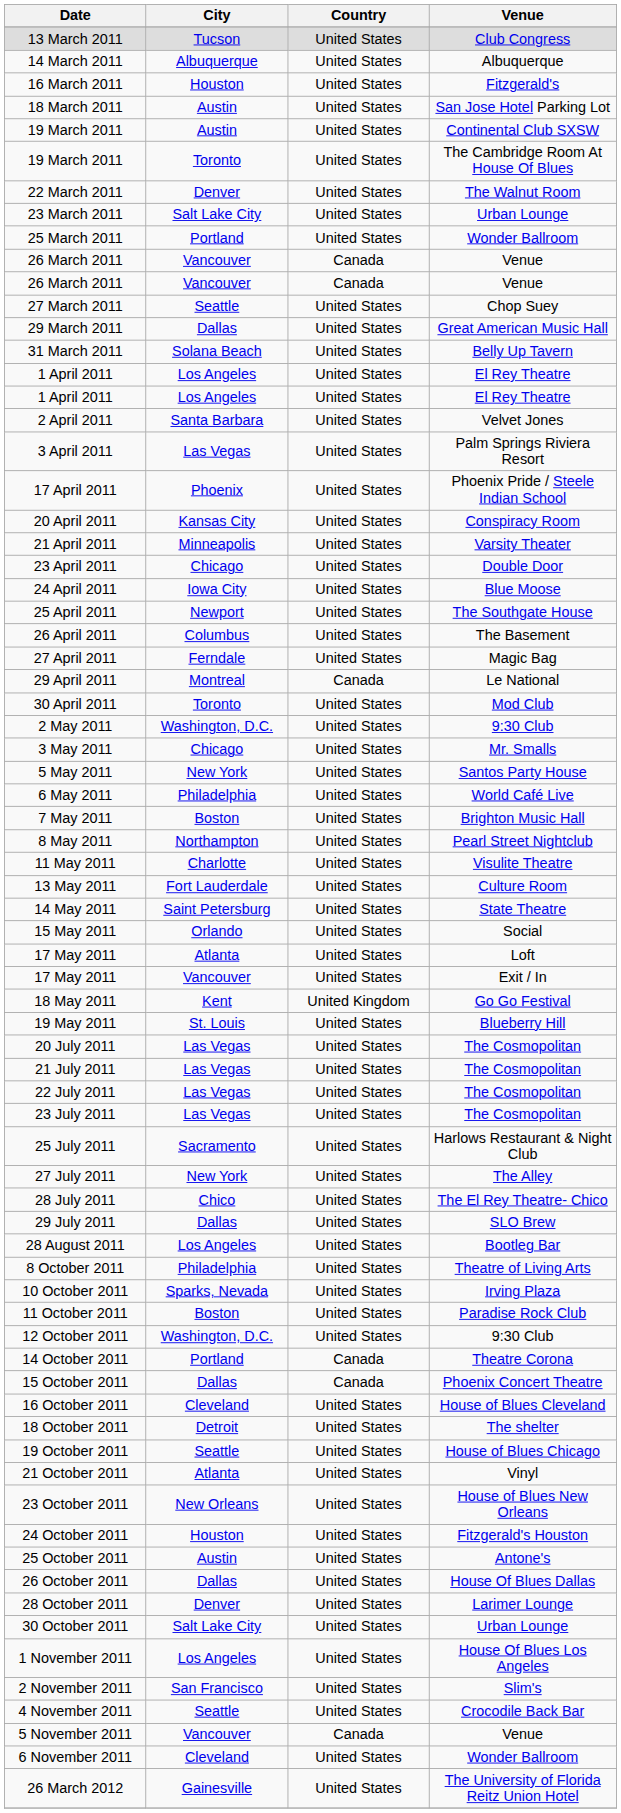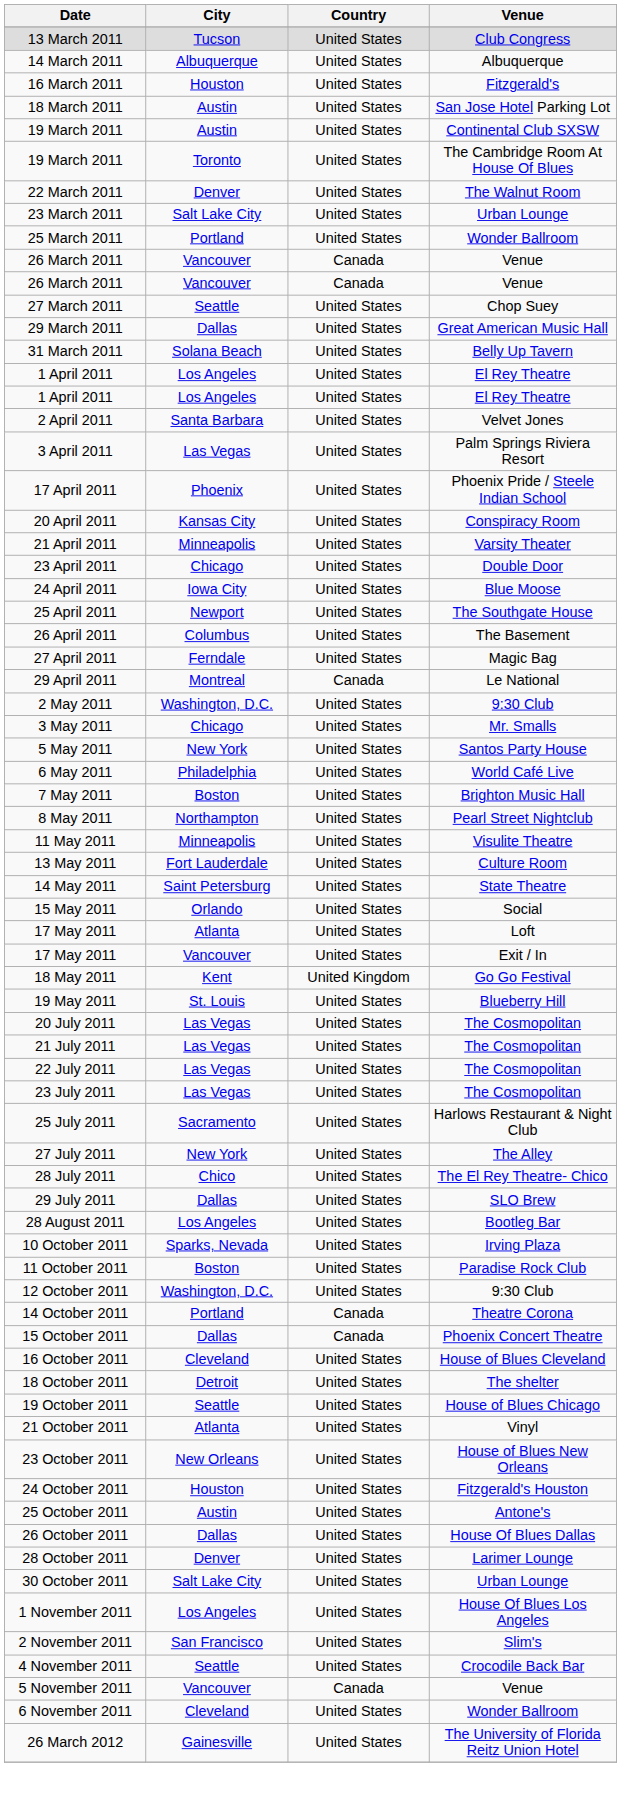- row: (75, 703)
(217, 863) Charlotte -> (217, 840) Minneapolis
- row: (75, 1268)
